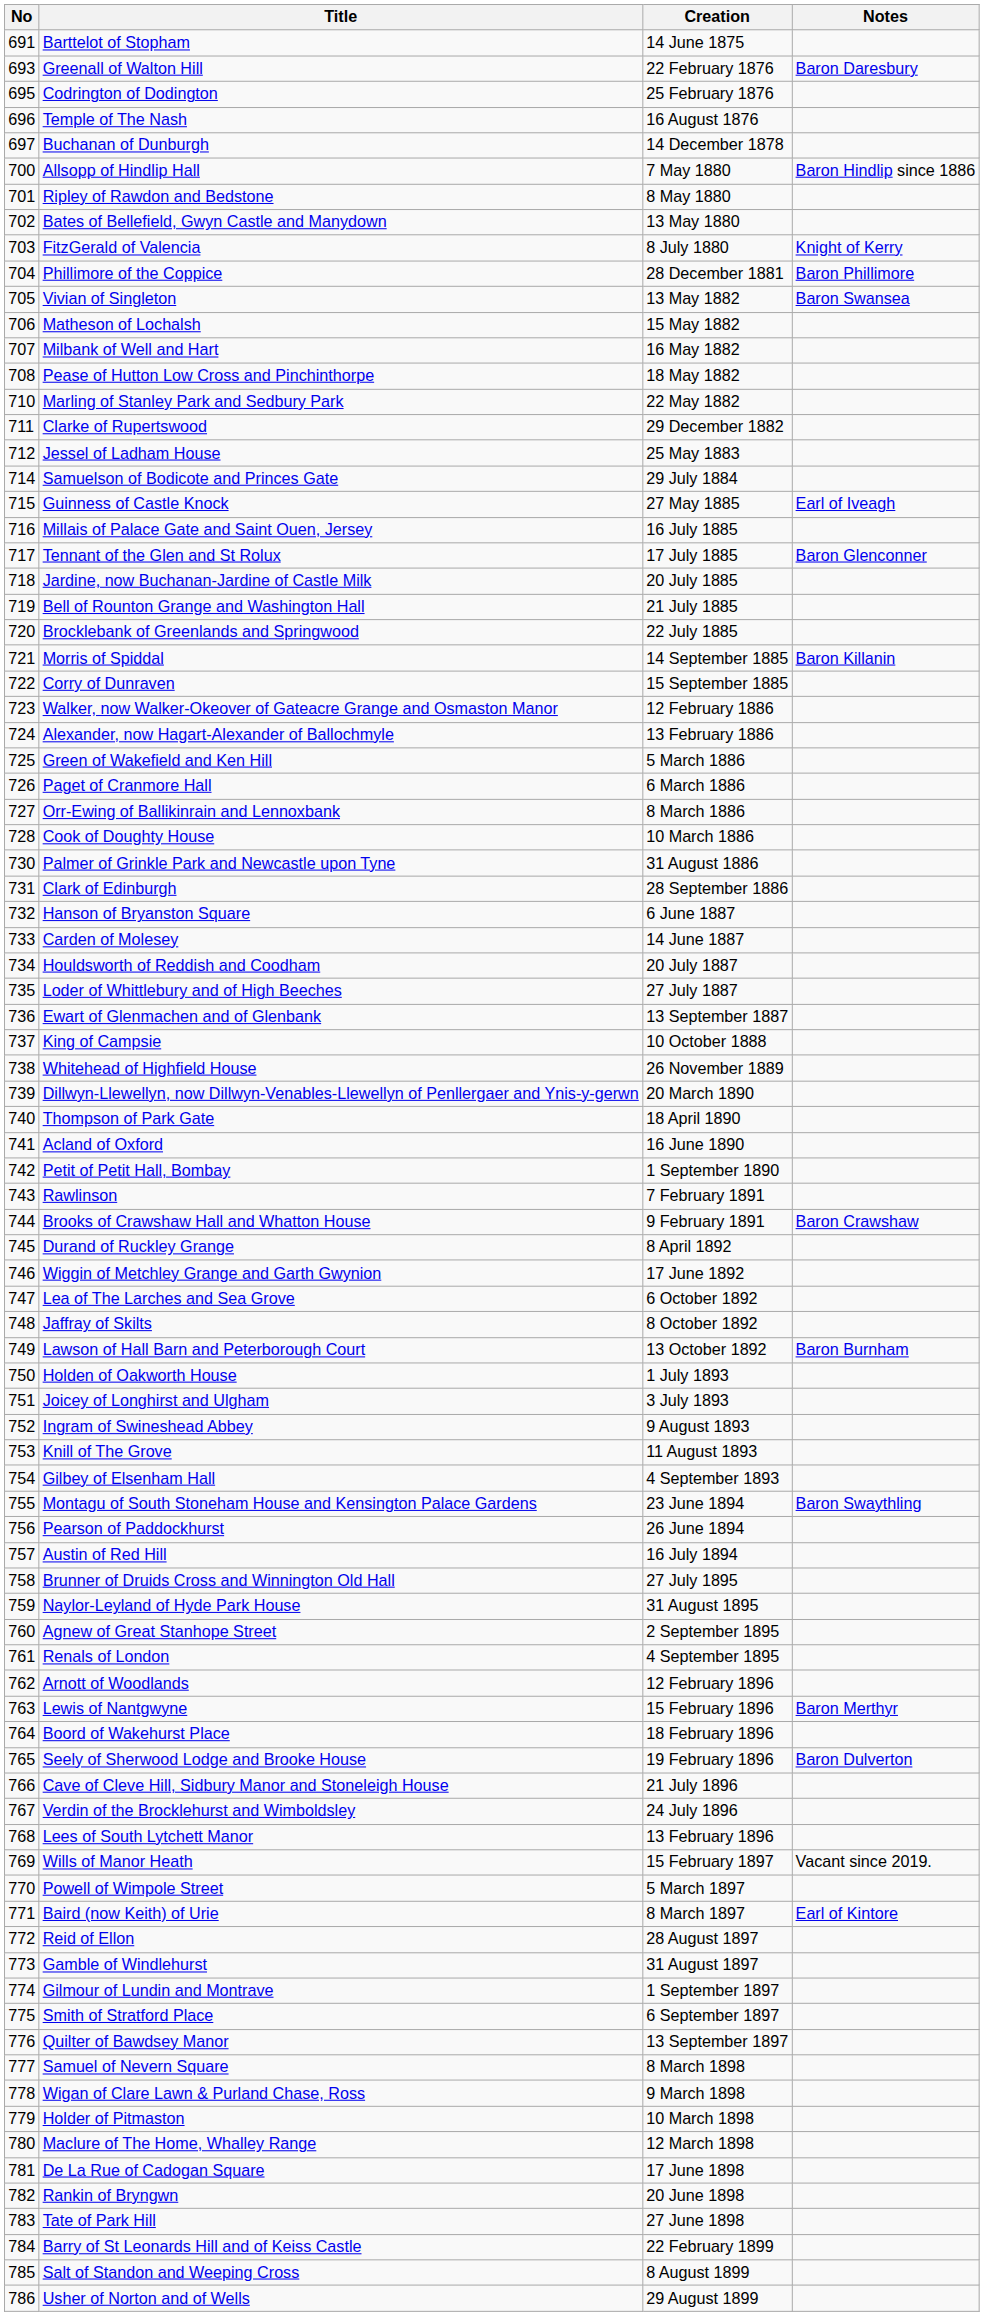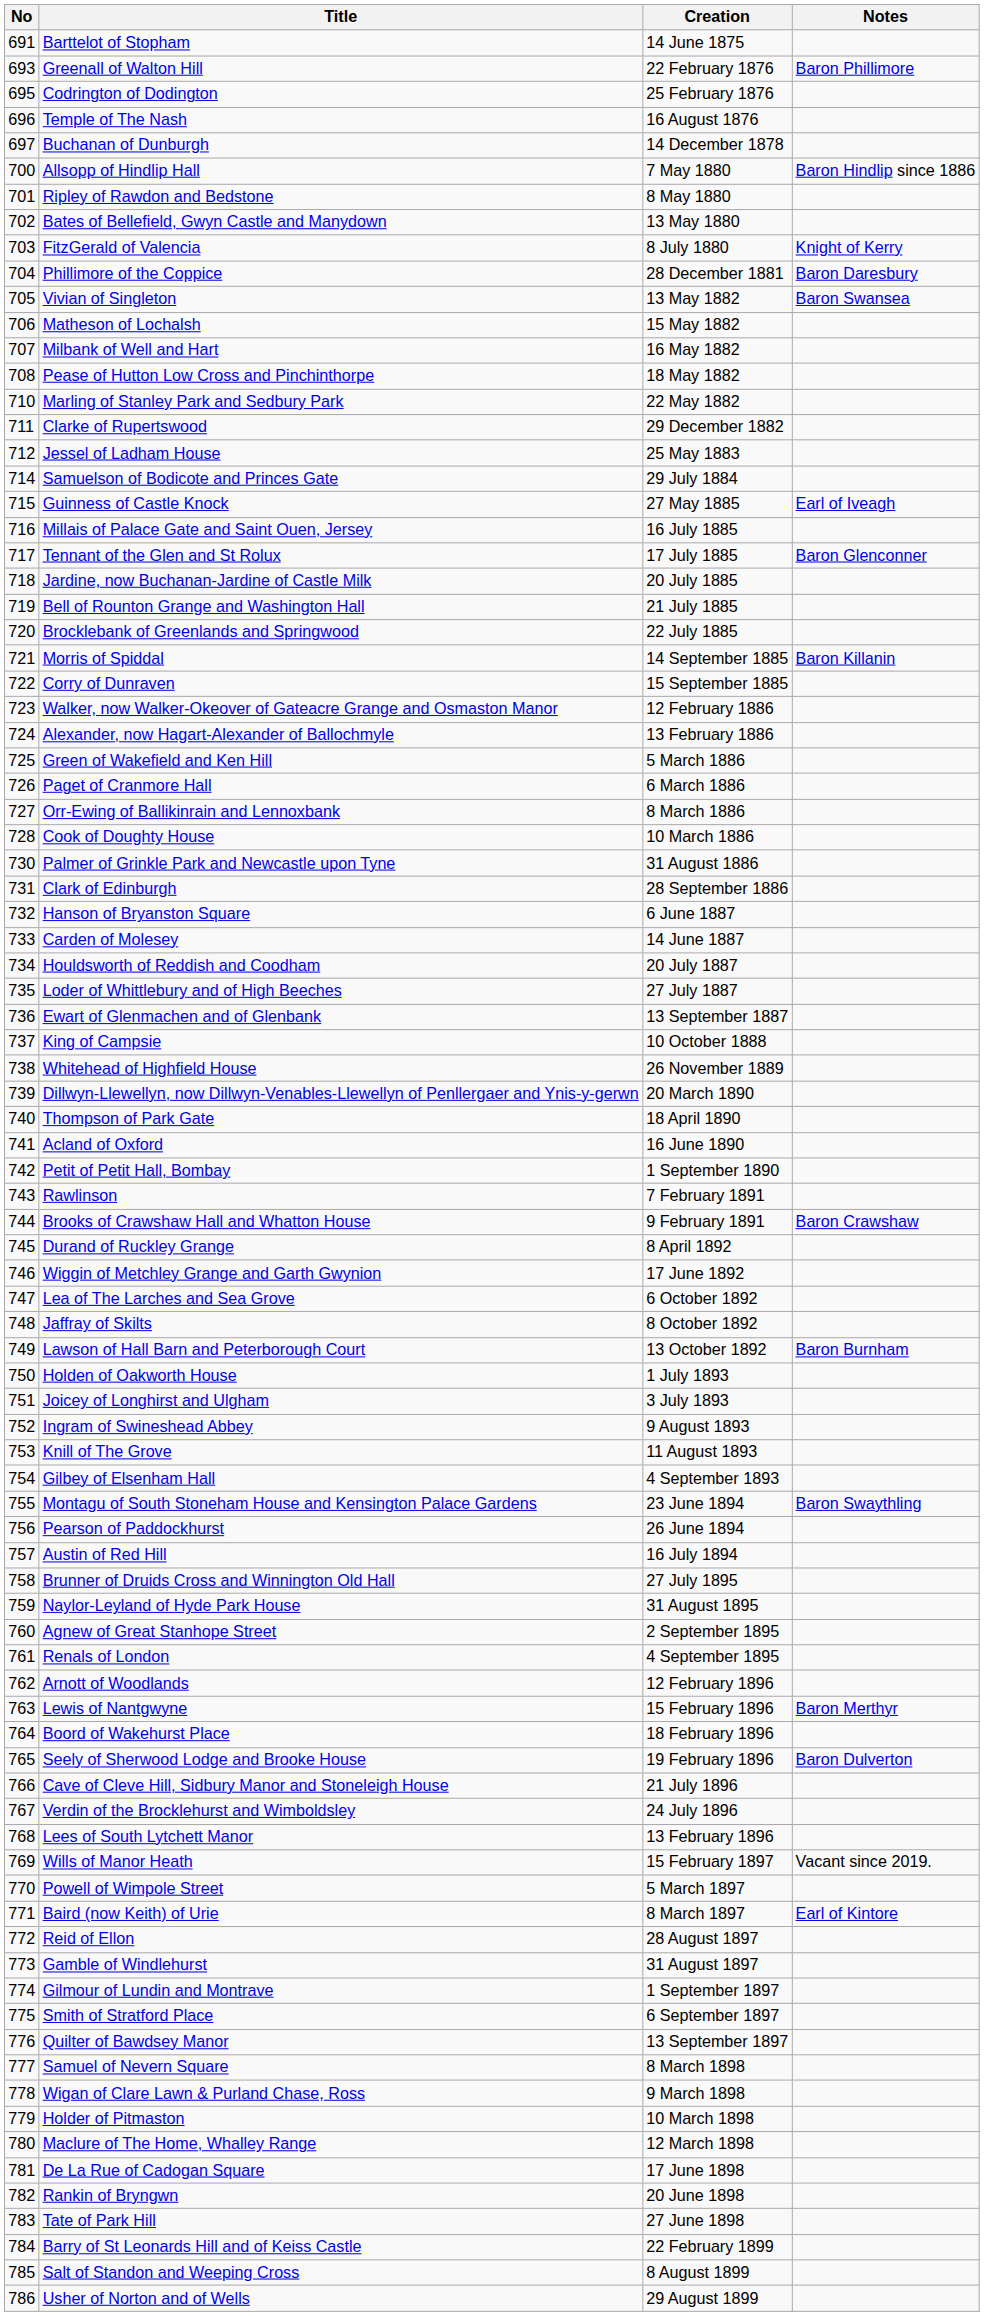(857, 68) Baron Daresbury -> (855, 68) Baron Phillimore
(855, 273) Baron Phillimore -> (857, 273) Baron Daresbury
